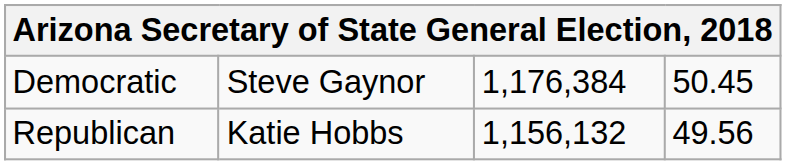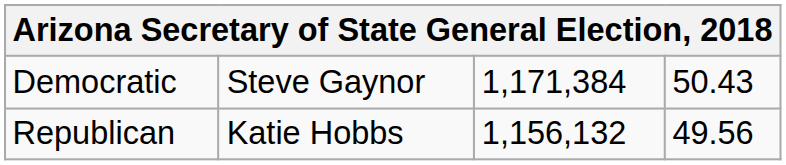(554, 81) 1,176,384 -> (554, 81) 1,171,384
(713, 81) 50.45 -> (713, 81) 50.43
